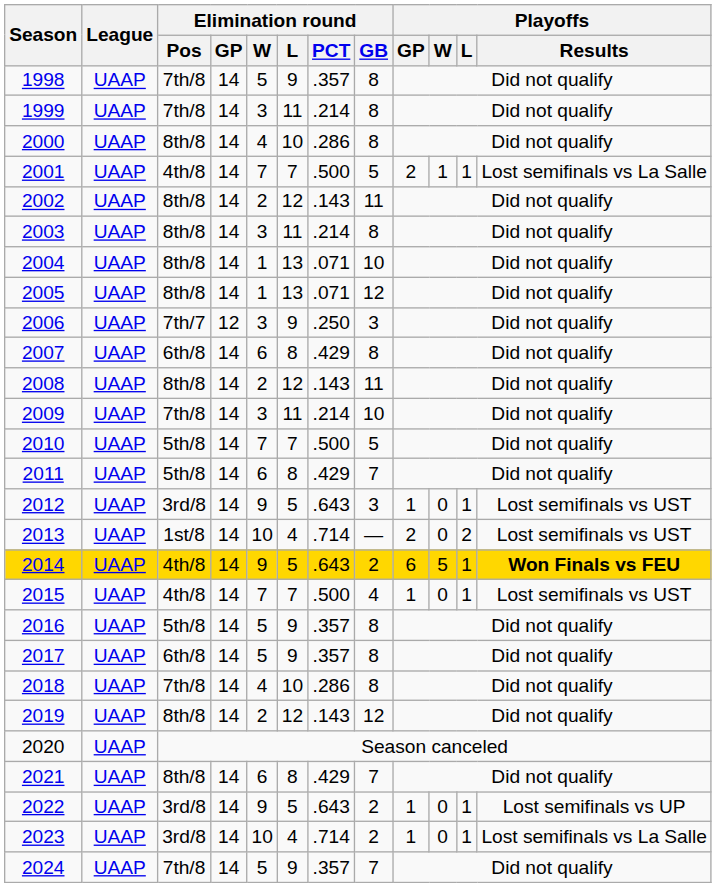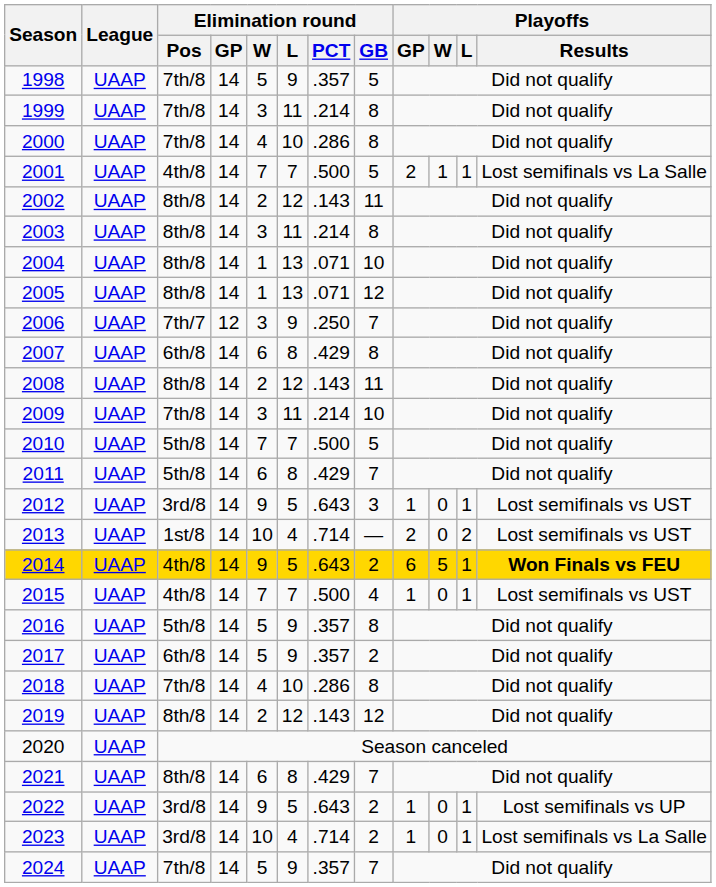(374, 81) 8 -> (374, 81) 5
(184, 141) 8th/8 -> (184, 141) 7th/8
(374, 323) 3 -> (374, 323) 7
(374, 656) 8 -> (374, 656) 2
